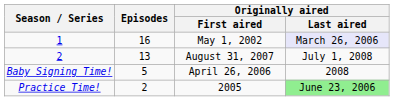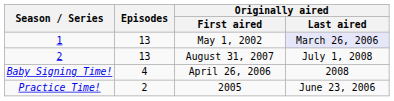(145, 40) 16 -> (145, 40) 13
(145, 72) 5 -> (145, 72) 4
(337, 88) lightgreen background -> (337, 88) no background
